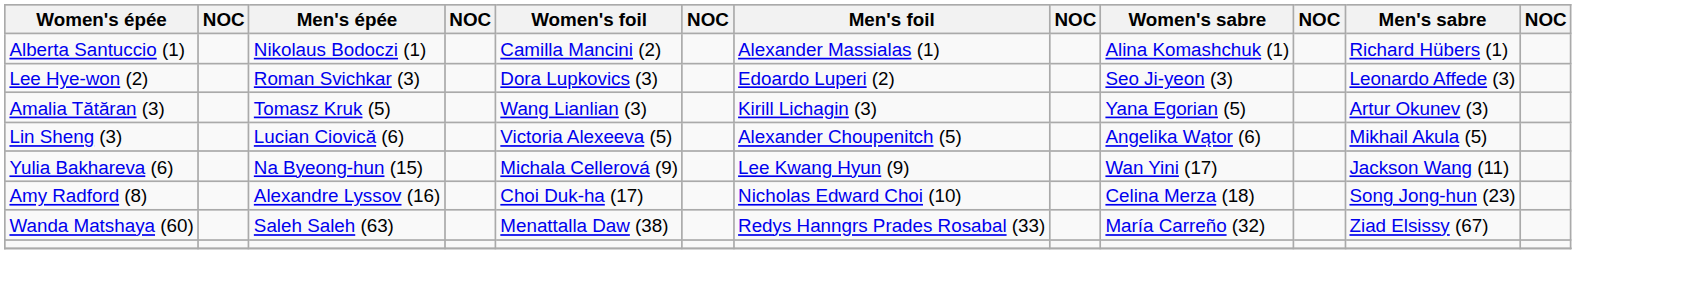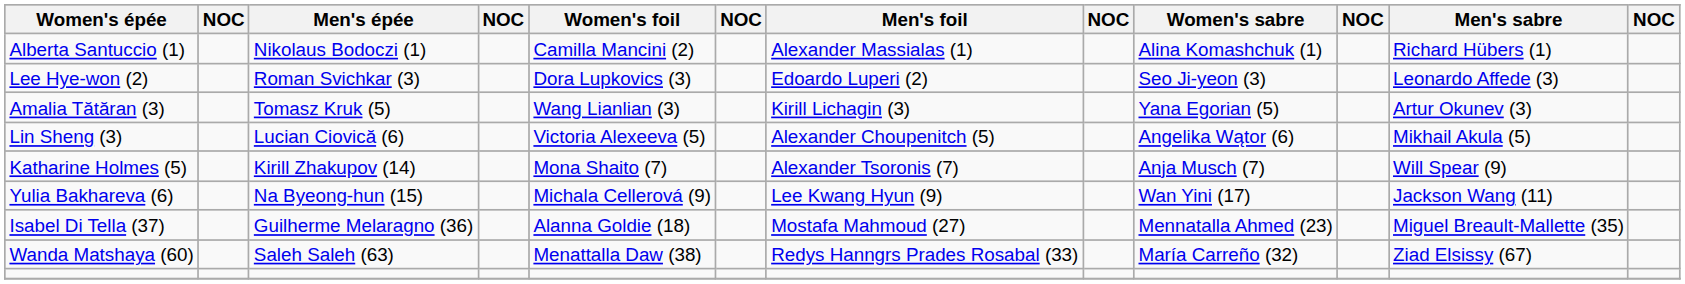+ row: (98, 166)
- row: (78, 196)
+ row: (87, 225)
